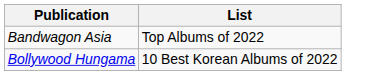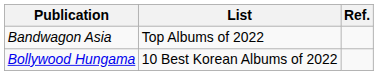+ column: (357, 15)
